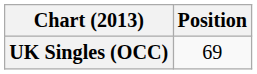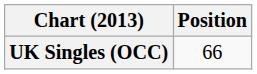(212, 52) 69 -> (212, 52) 66
